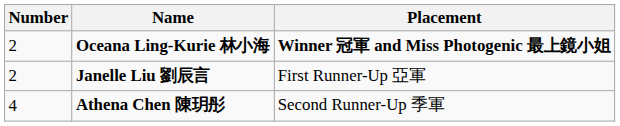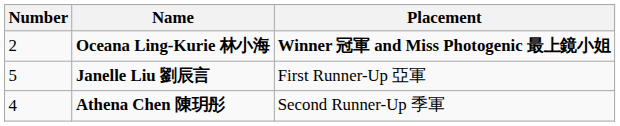(13, 75) 2 -> (13, 75) 5
